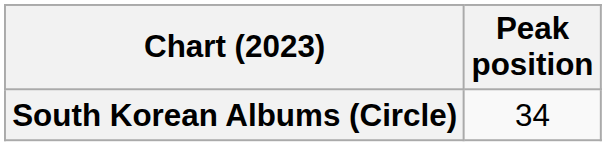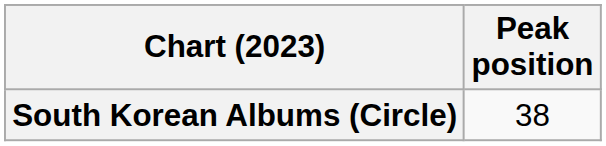(533, 114) 34 -> (533, 114) 38
